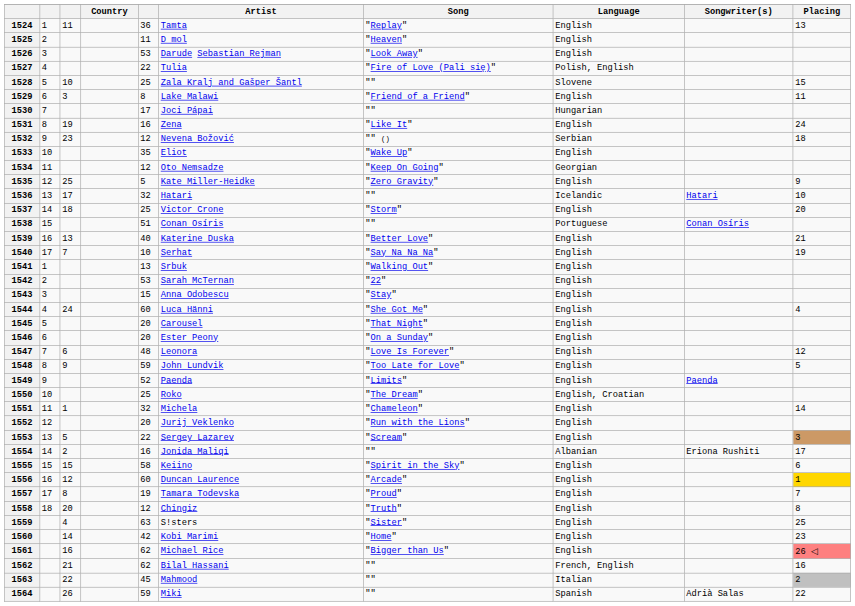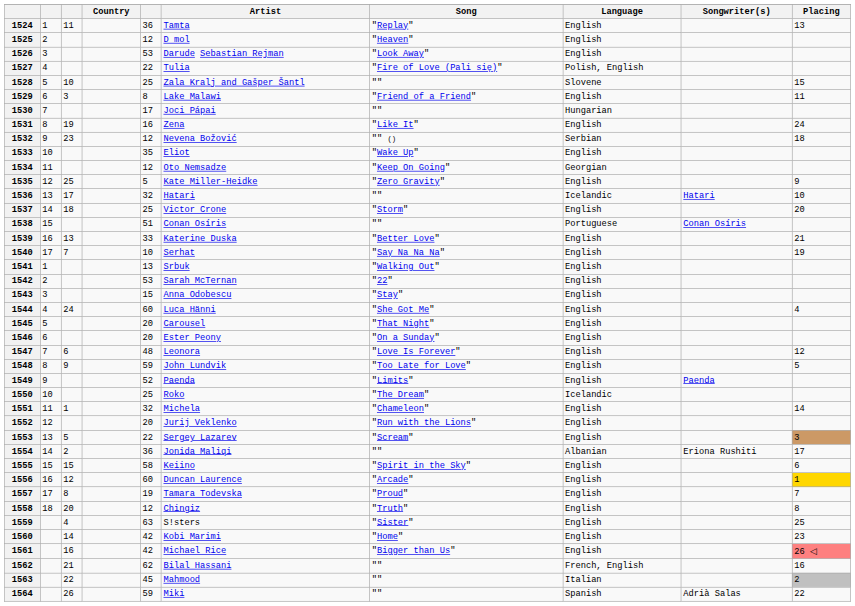(145, 40) 11 -> (148, 40) 12
(145, 239) 40 -> (148, 239) 33
(600, 395) English, Croatian -> (589, 395) Icelandic
(145, 451) 16 -> (148, 451) 36
(145, 551) 62 -> (148, 551) 42
